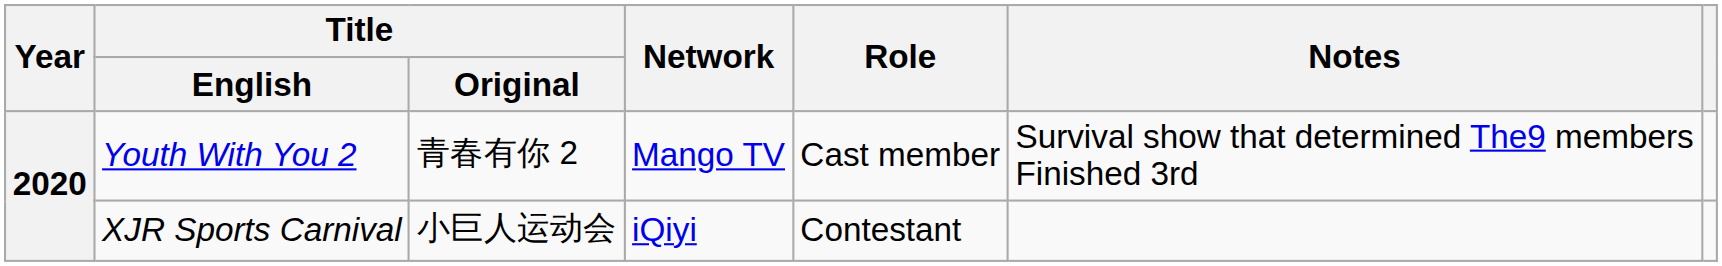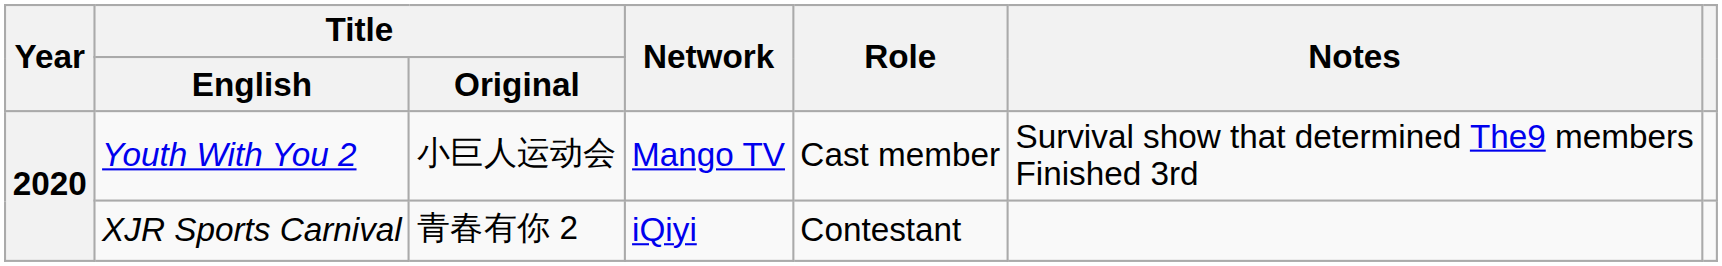(497, 154) 青春有你 2 -> (517, 154) 小巨人运动会
(517, 228) 小巨人运动会 -> (497, 228) 青春有你 2
